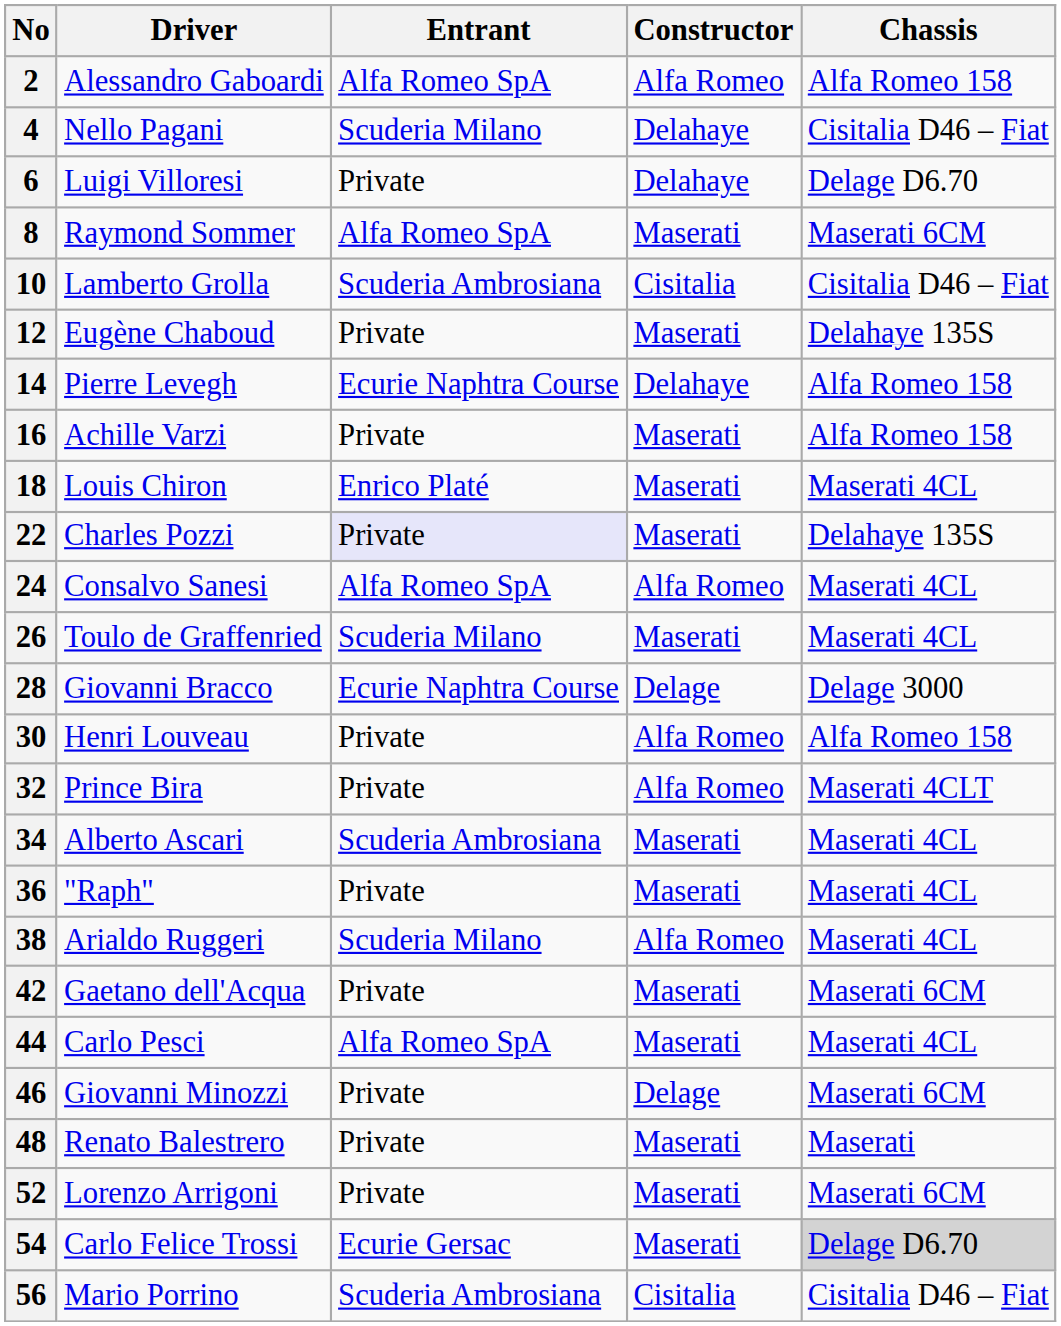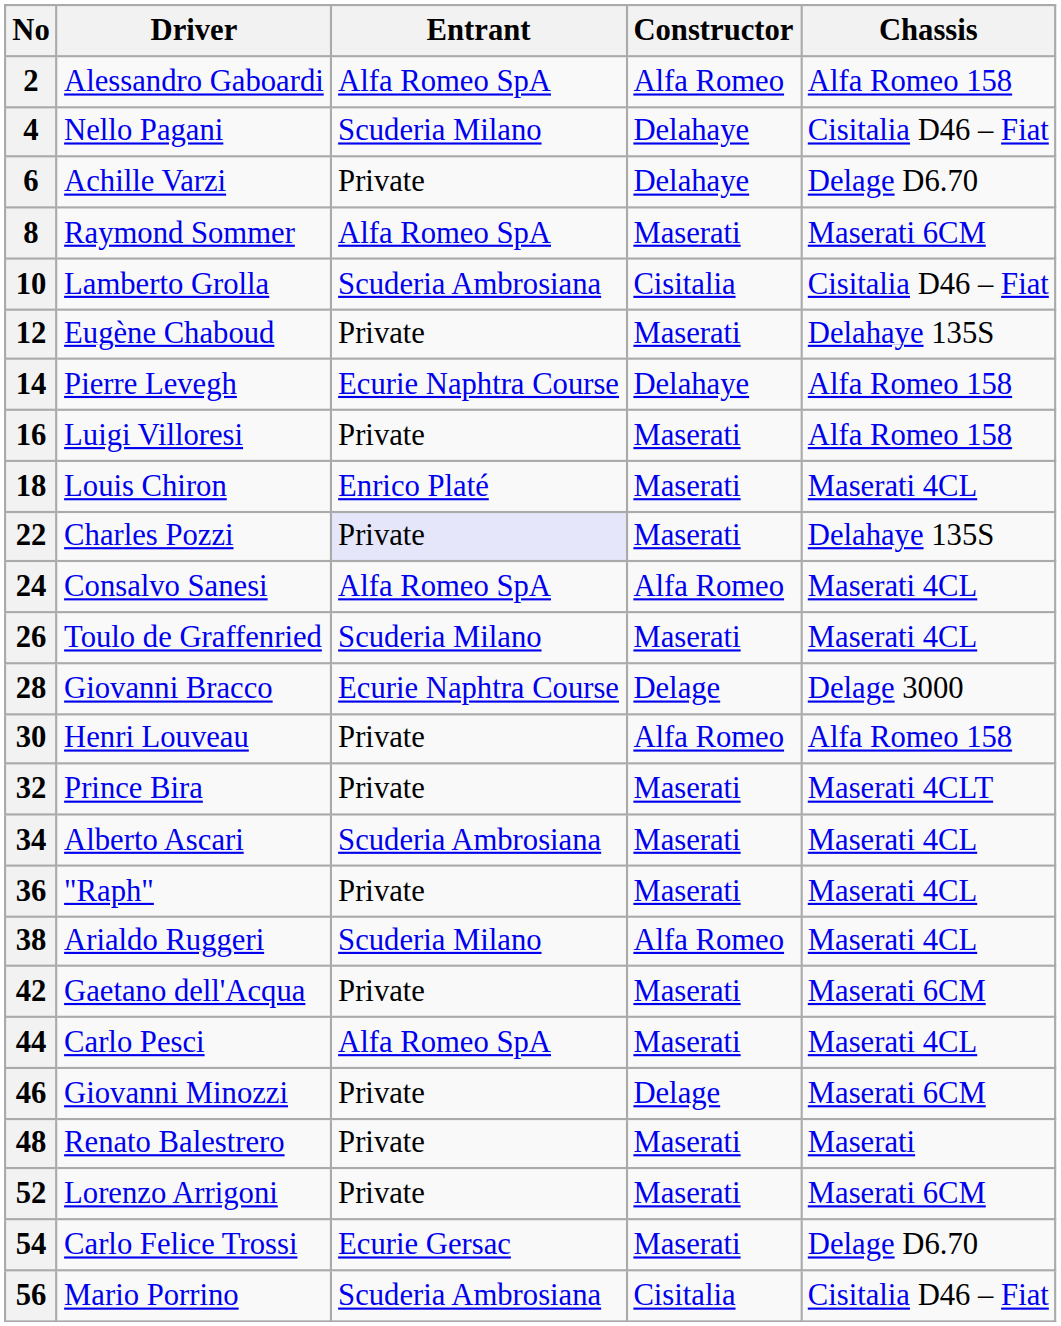(154, 181) Luigi Villoresi -> (145, 181) Achille Varzi
(145, 434) Achille Varzi -> (154, 434) Luigi Villoresi
(709, 788) Alfa Romeo -> (687, 788) Maserati
(893, 1244) lightgrey background -> (893, 1244) no background
